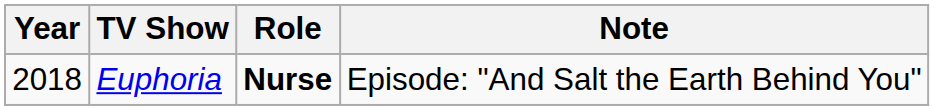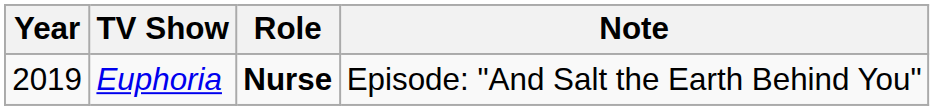(47, 79) 2018 -> (47, 79) 2019
